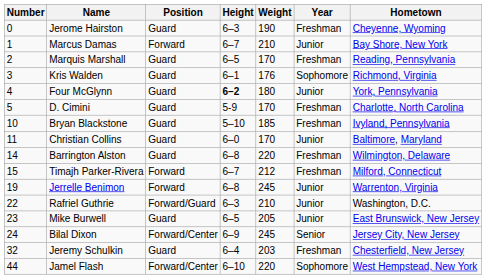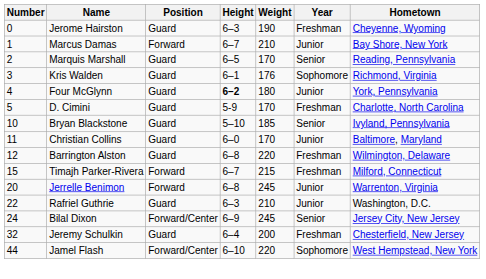(319, 60) Freshman -> (311, 60) Senior
(319, 124) Freshman -> (311, 124) Senior
(12, 155) 14 -> (12, 155) 12
(267, 171) 212 -> (267, 171) 215
(12, 187) 19 -> (12, 187) 20
(182, 203) Forward/Guard -> (162, 203) Guard
- row: (78, 219)
(267, 251) 203 -> (267, 235) 200
